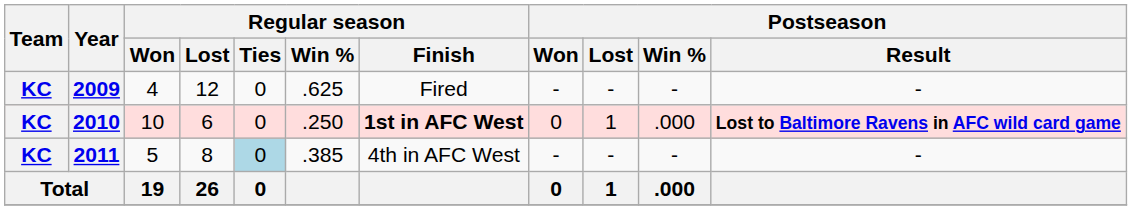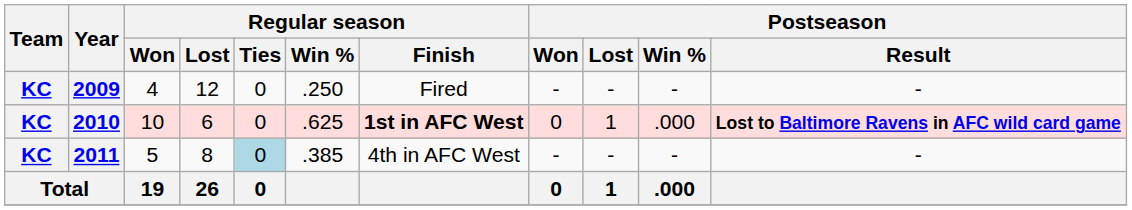(323, 88) .625 -> (323, 88) .250
(323, 122) .250 -> (323, 122) .625
